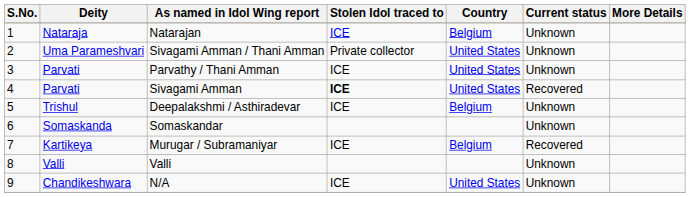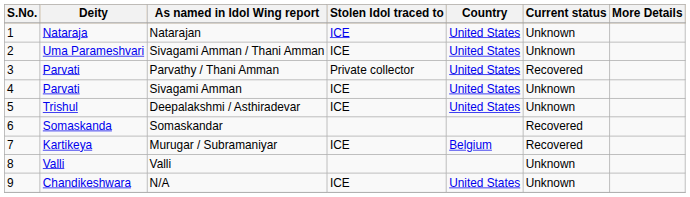(471, 32) Belgium -> (485, 32) United States
(372, 51) Private collector -> (340, 51) ICE
(340, 70) ICE -> (372, 70) Private collector
(550, 70) Unknown -> (554, 70) Recovered
(340, 88) bold -> (340, 88) normal
(554, 88) Recovered -> (550, 88) Unknown
(471, 107) Belgium -> (485, 107) United States
(550, 126) Unknown -> (554, 126) Recovered
